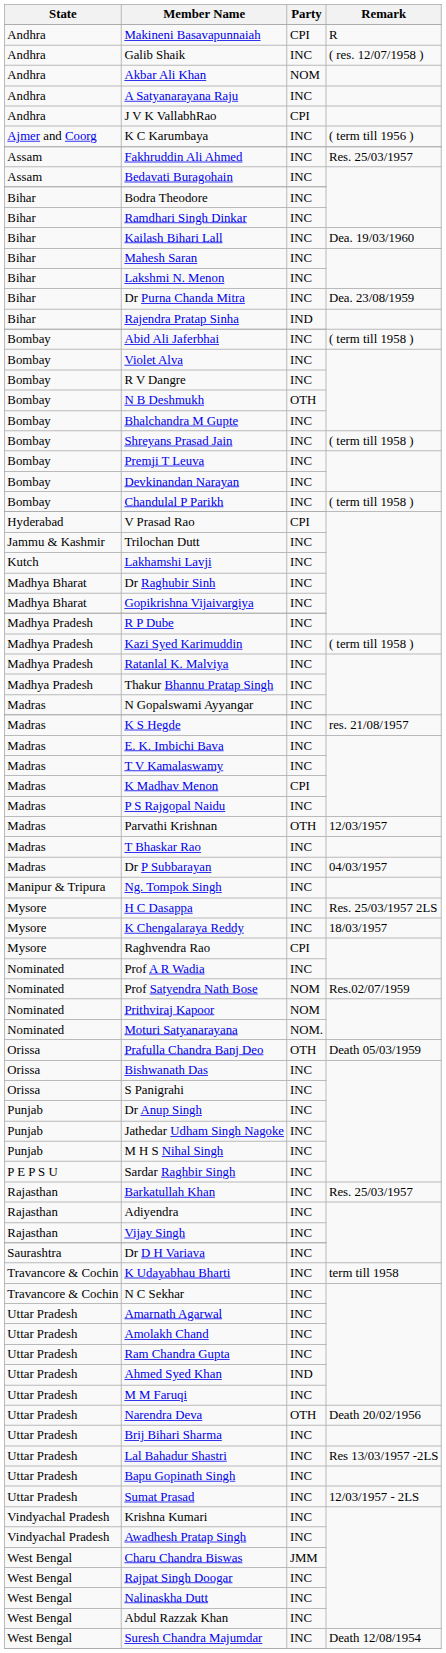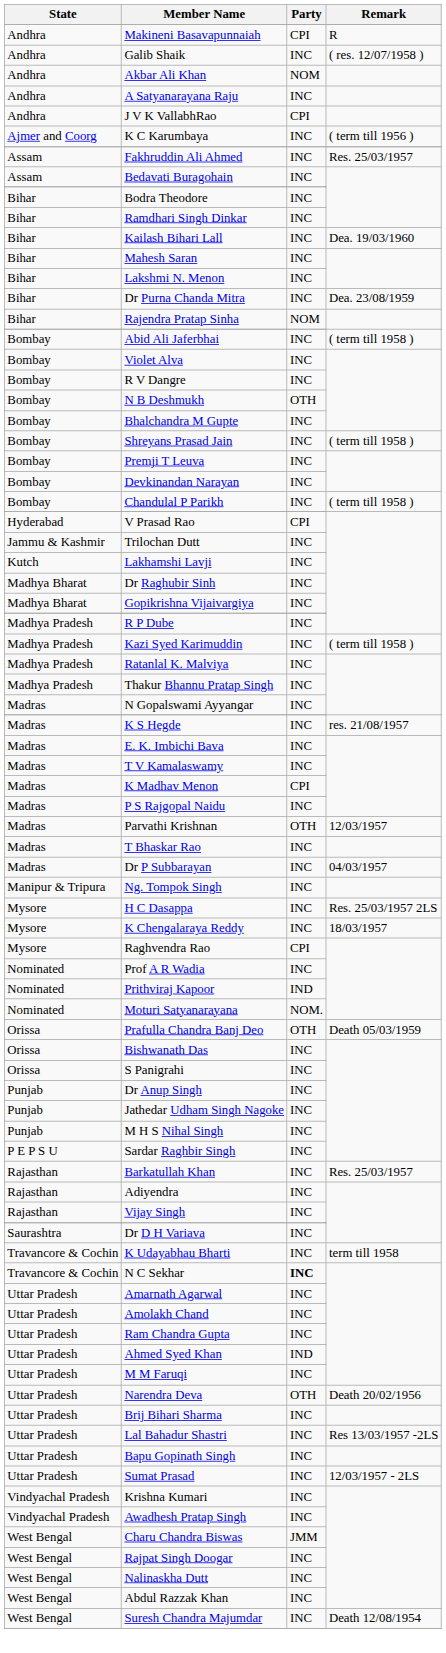(301, 319) IND -> (305, 319) NOM
- row: (191, 989)
(305, 1009) NOM -> (301, 989) IND
(301, 1293) normal -> (302, 1273) bold
